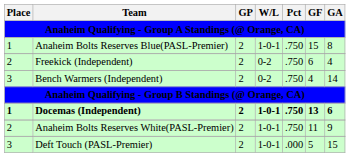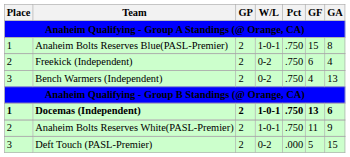(332, 78) 14 -> (332, 78) 13
(269, 144) 1-0-1 -> (265, 144) 0-2
